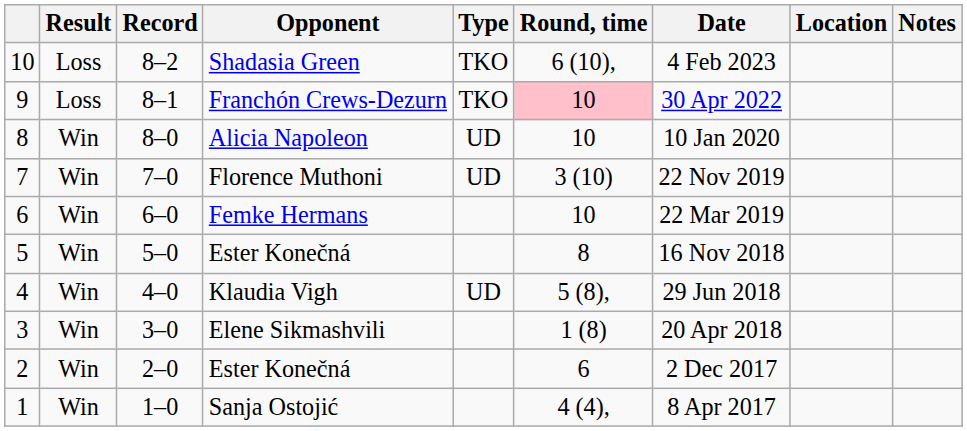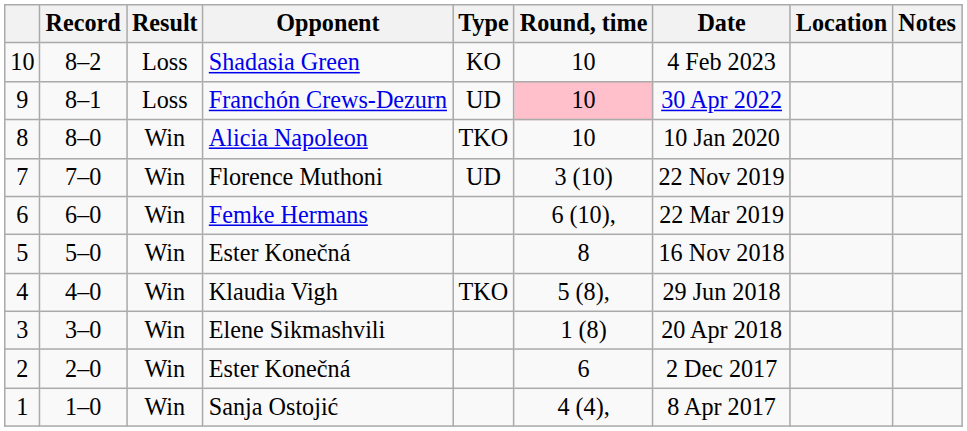columns swapped: (79, 23) <-> (160, 23)
(483, 61) TKO -> (483, 61) KO
(584, 61) 6 (10), -> (584, 61) 10
(483, 100) TKO -> (483, 100) UD
(483, 138) UD -> (483, 138) TKO
(584, 215) 10 -> (584, 215) 6 (10),
(483, 291) UD -> (483, 291) TKO
